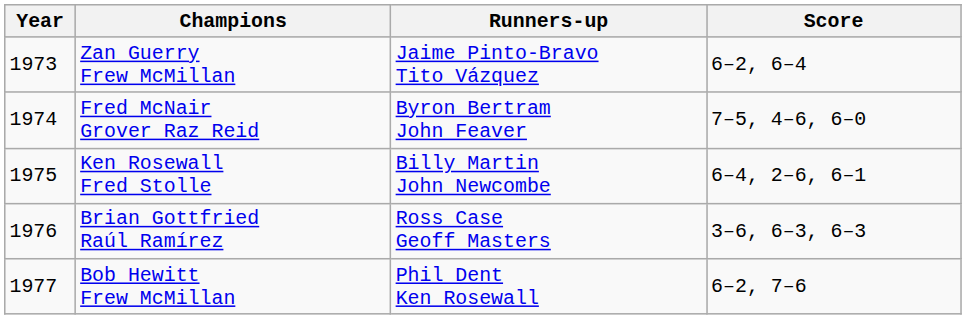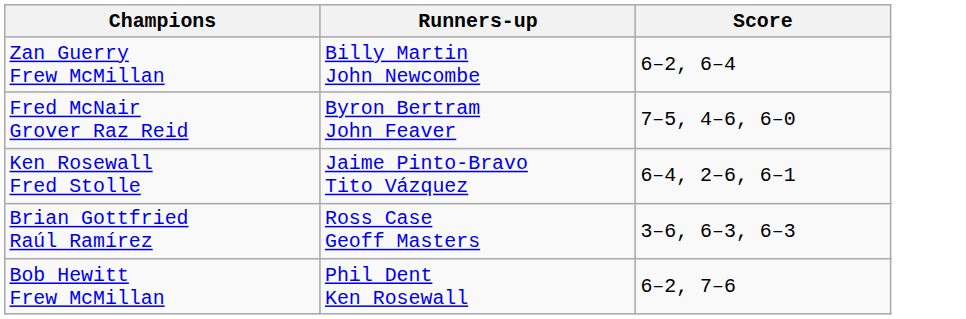- column: (40, 21)
(497, 65) Jaime Pinto-Bravo Tito Vázquez -> (403, 65) Billy Martin John Newcombe
(473, 176) Billy Martin John Newcombe -> (426, 176) Jaime Pinto-Bravo Tito Vázquez
